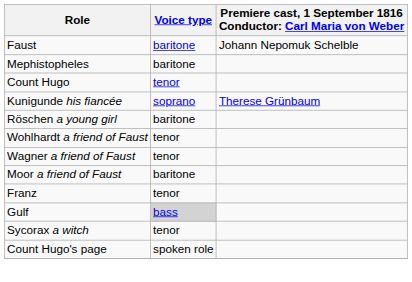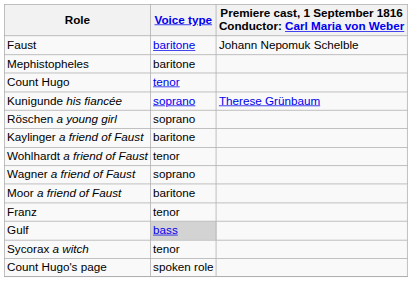(174, 119) baritone -> (174, 119) soprano
+ row: (75, 138)
(166, 156) tenor -> (174, 175) soprano
